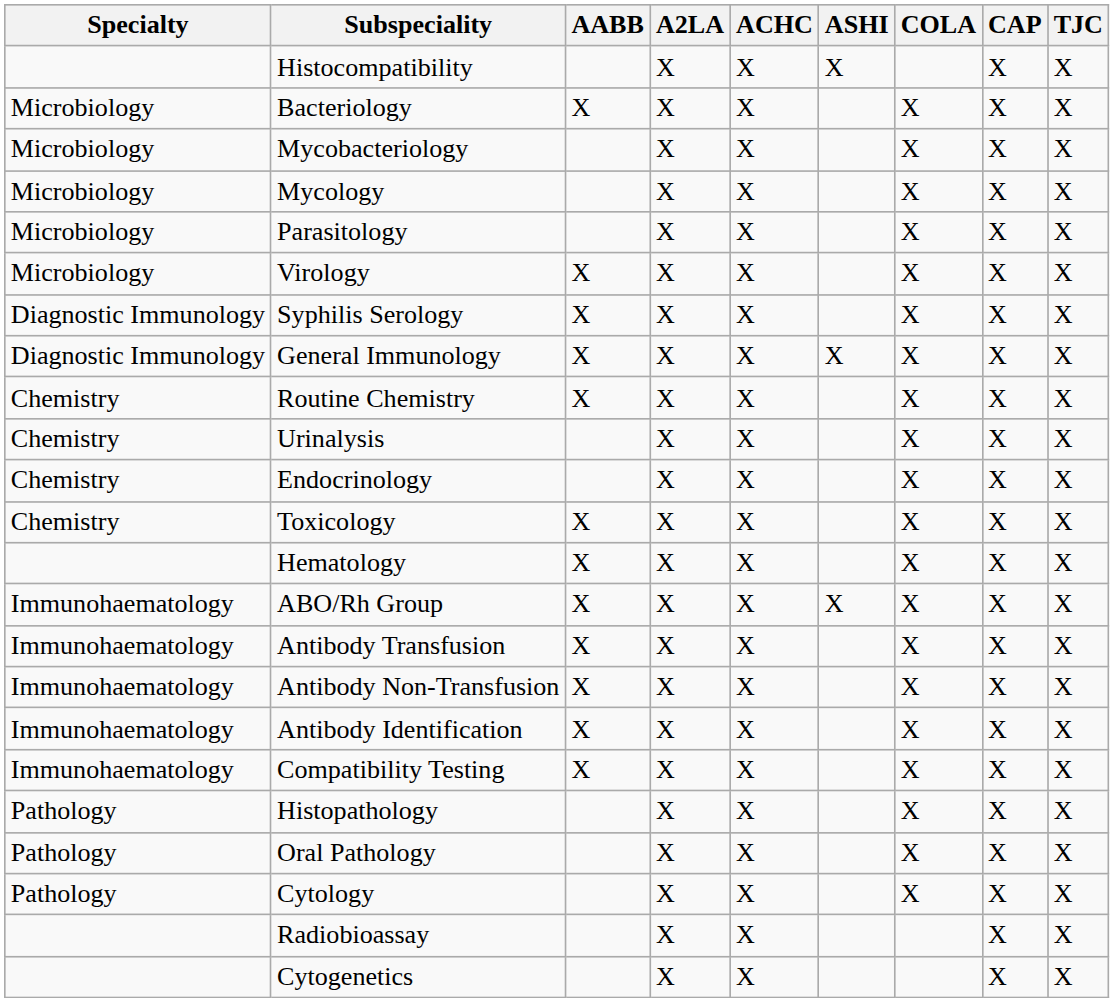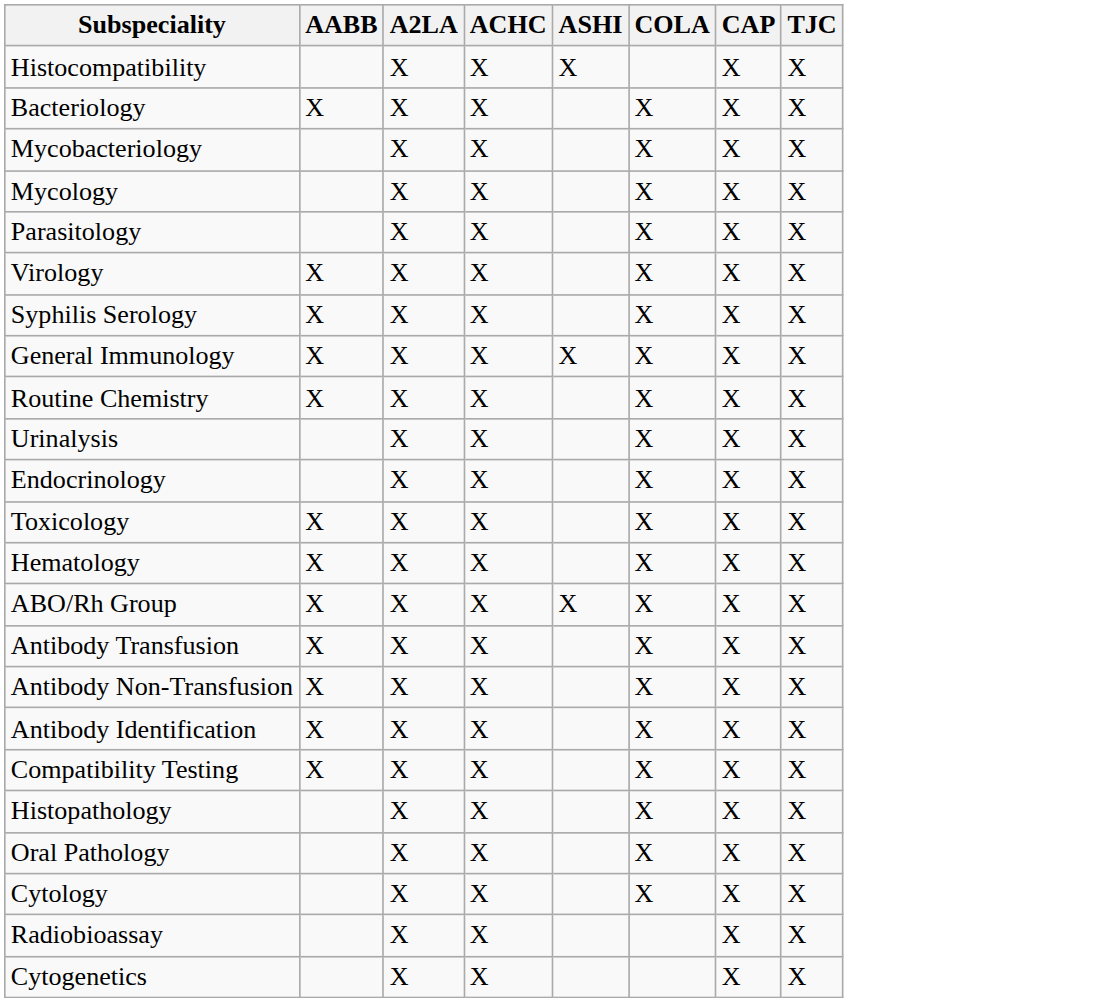- column: (138, 25)
